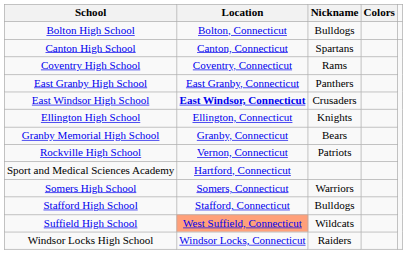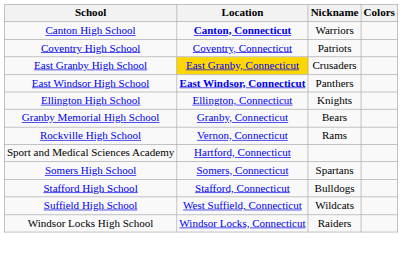- row: (91, 30)
(242, 48) normal -> (242, 30) bold
(335, 48) Spartans -> (335, 30) Warriors
(335, 65) Rams -> (335, 48) Patriots
(242, 83) no background -> (242, 65) gold background
(335, 83) Panthers -> (335, 65) Crusaders
(335, 100) Crusaders -> (335, 83) Panthers
(335, 153) Patriots -> (335, 135) Rams
(335, 188) Warriors -> (335, 170) Spartans
(242, 223) lightsalmon background -> (242, 205) no background
